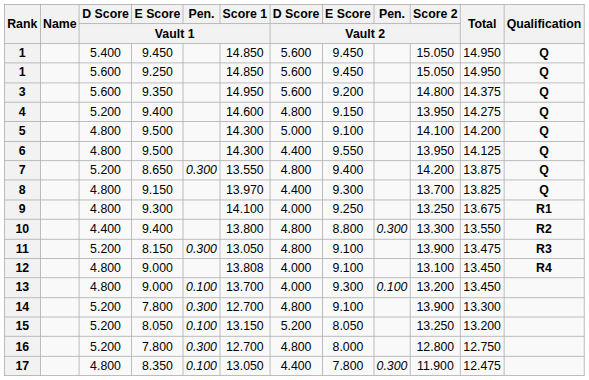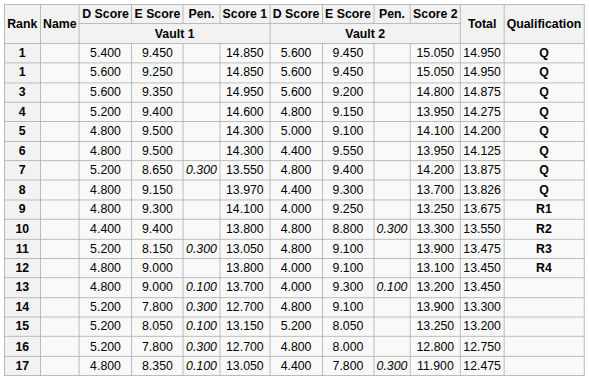(482, 92) 14.375 -> (482, 92) 14.875
(482, 190) 13.825 -> (482, 190) 13.826
(245, 268) 13.808 -> (245, 268) 13.800
